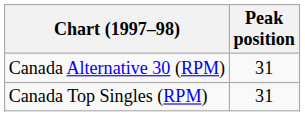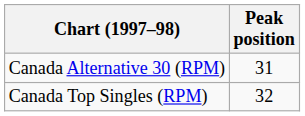(264, 96) 31 -> (264, 96) 32
